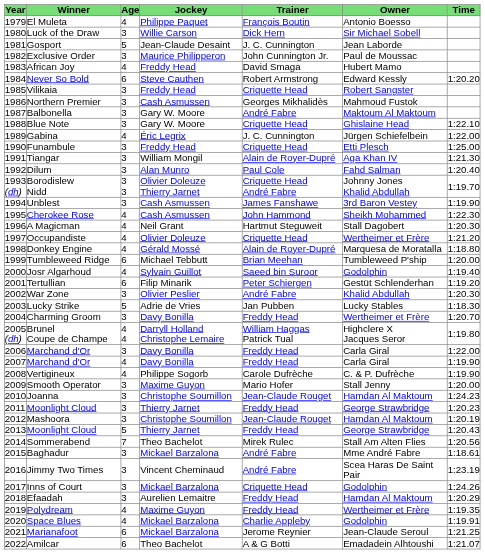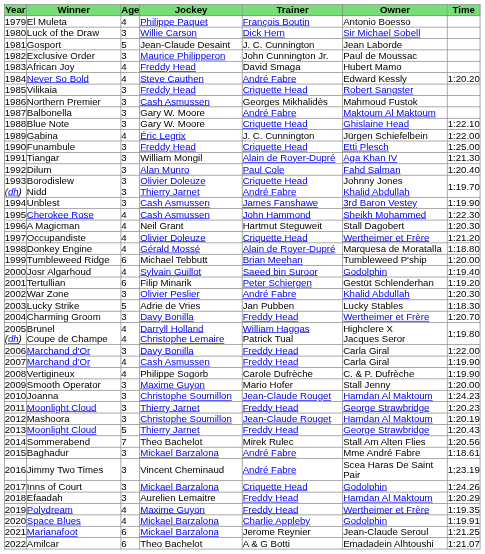(124, 78) 6 -> (124, 78) 4
(280, 78) Robert Armstrong -> (269, 78) André Fabre
(167, 362) Davy Bonilla -> (175, 362) Cash Asmussen
